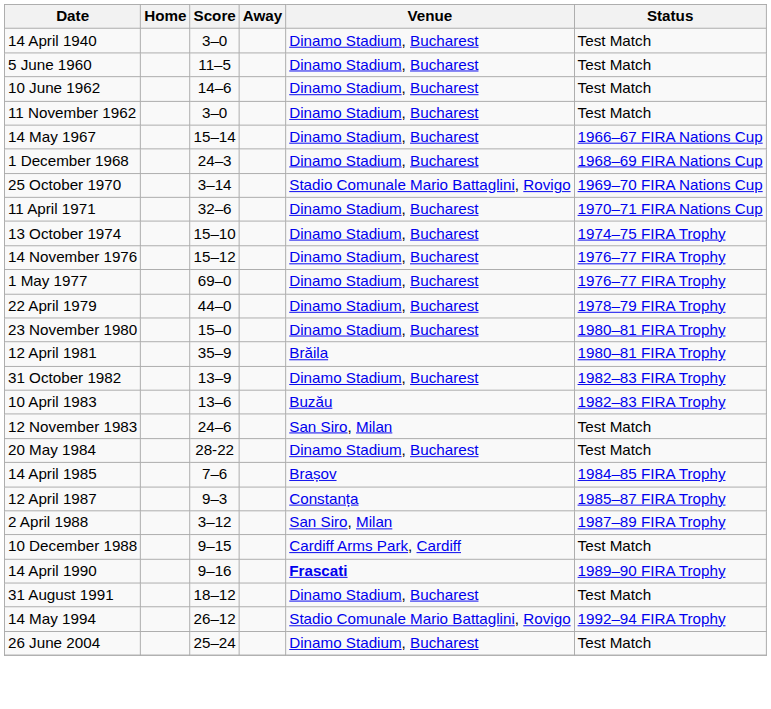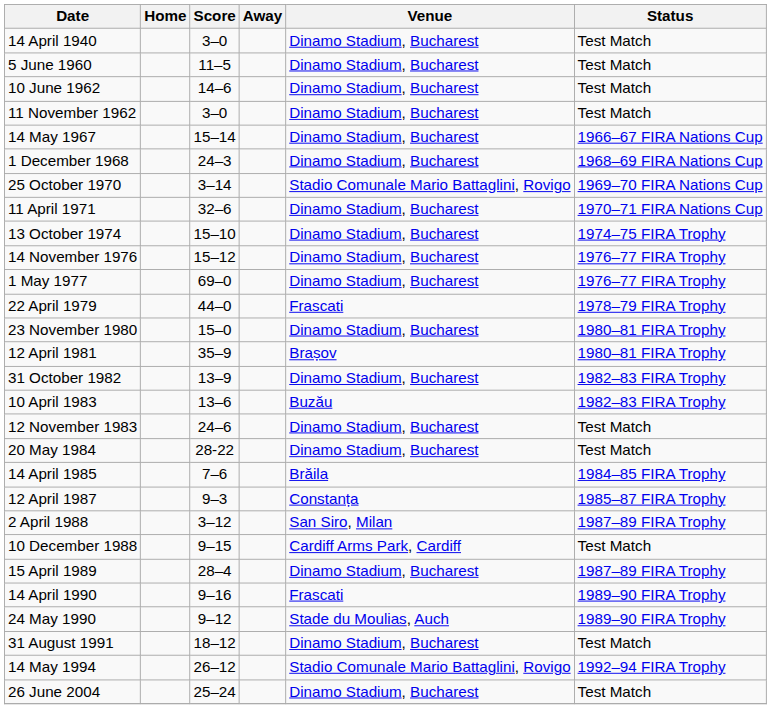(384, 305) Dinamo Stadium, Bucharest -> (316, 305) Frascati
(309, 354) Brăila -> (313, 354) Brașov
(341, 426) San Siro, Milan -> (384, 426) Dinamo Stadium, Bucharest
(313, 474) Brașov -> (309, 474) Brăila
+ row: (52, 570)
(318, 570) bold -> (316, 595) normal
+ row: (52, 619)
